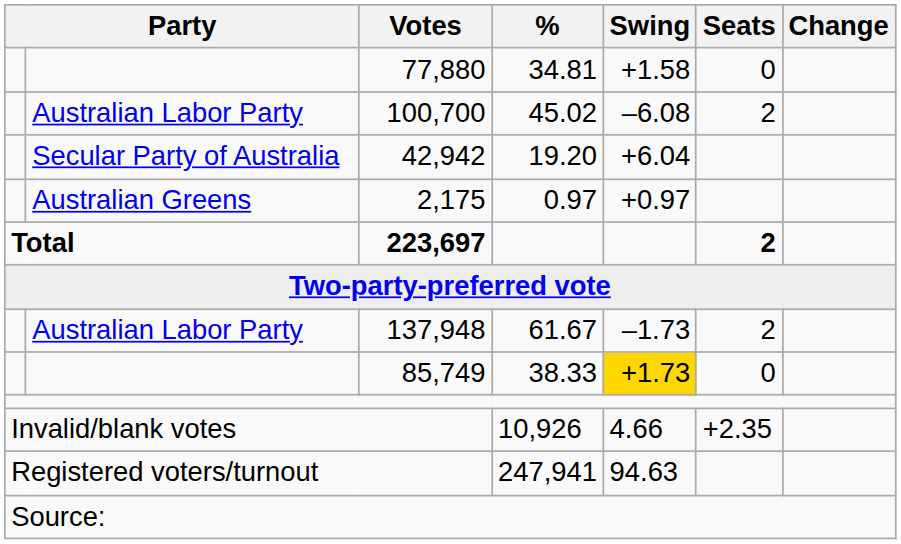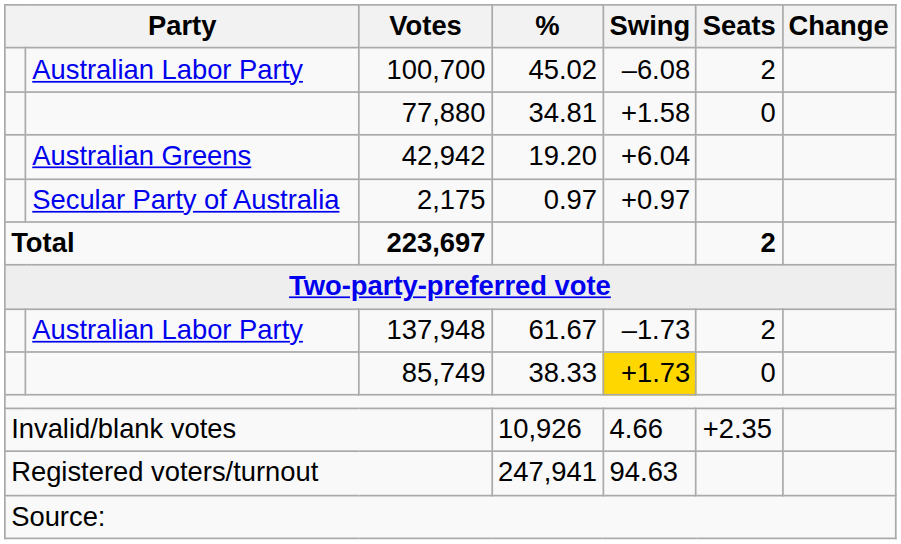rows swapped: (436, 112) <-> (444, 69)
(186, 156) Secular Party of Australia -> (142, 156) Australian Greens
(142, 199) Australian Greens -> (186, 199) Secular Party of Australia
